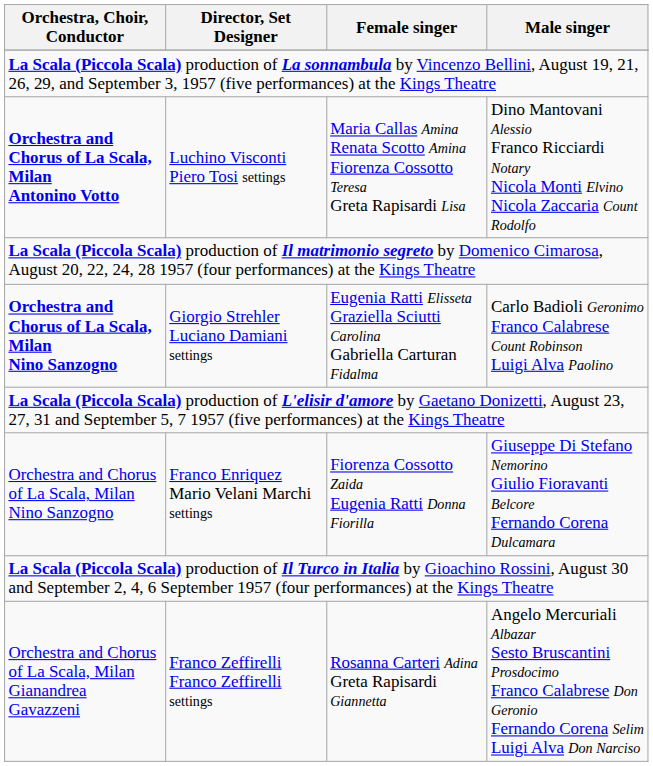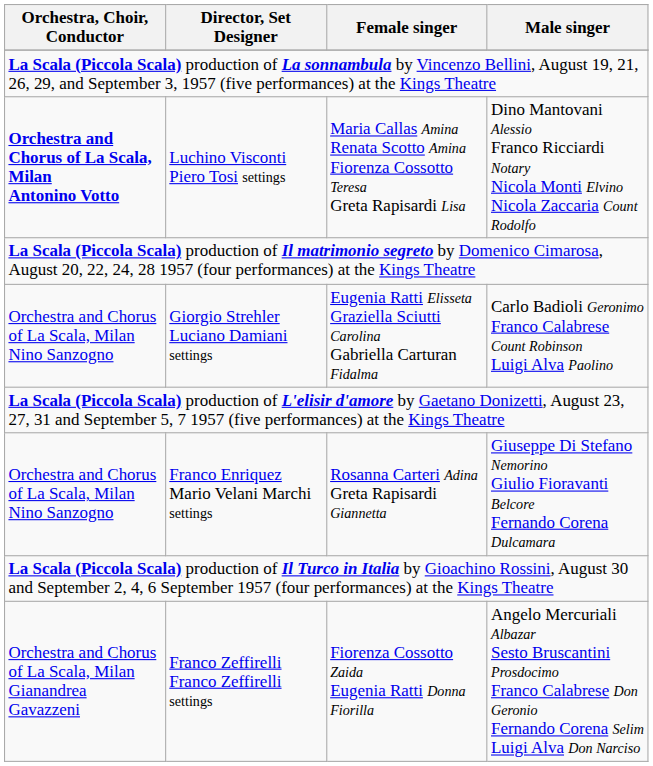(80, 335) bold -> (82, 335) normal
(398, 494) Fiorenza Cossotto Zaida Eugenia Ratti Donna Fiorilla -> (404, 494) Rosanna Carteri Adina Greta Rapisardi Giannetta
(404, 681) Rosanna Carteri Adina Greta Rapisardi Giannetta -> (398, 681) Fiorenza Cossotto Zaida Eugenia Ratti Donna Fiorilla
